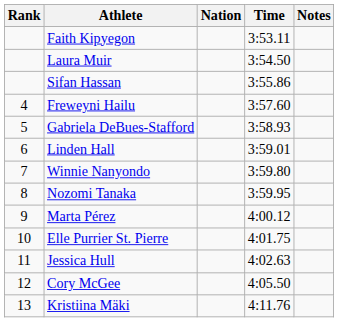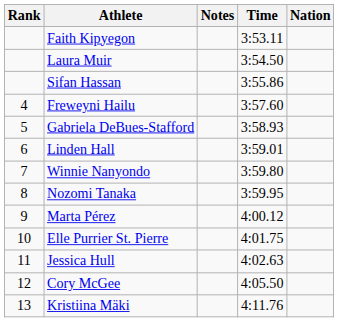columns swapped: (221, 15) <-> (314, 15)
